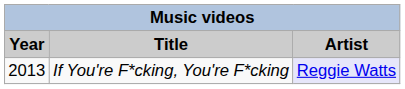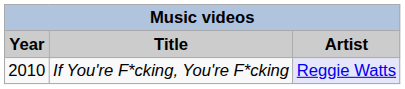(27, 70) 2013 -> (27, 70) 2010
